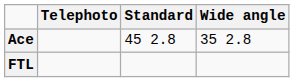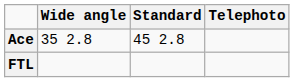columns swapped: (243, 16) <-> (79, 16)
